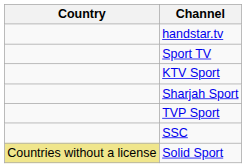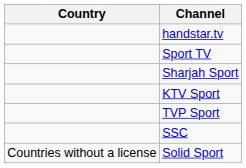rows swapped: (191, 73) <-> (200, 93)
(82, 152) khaki background -> (82, 152) no background
